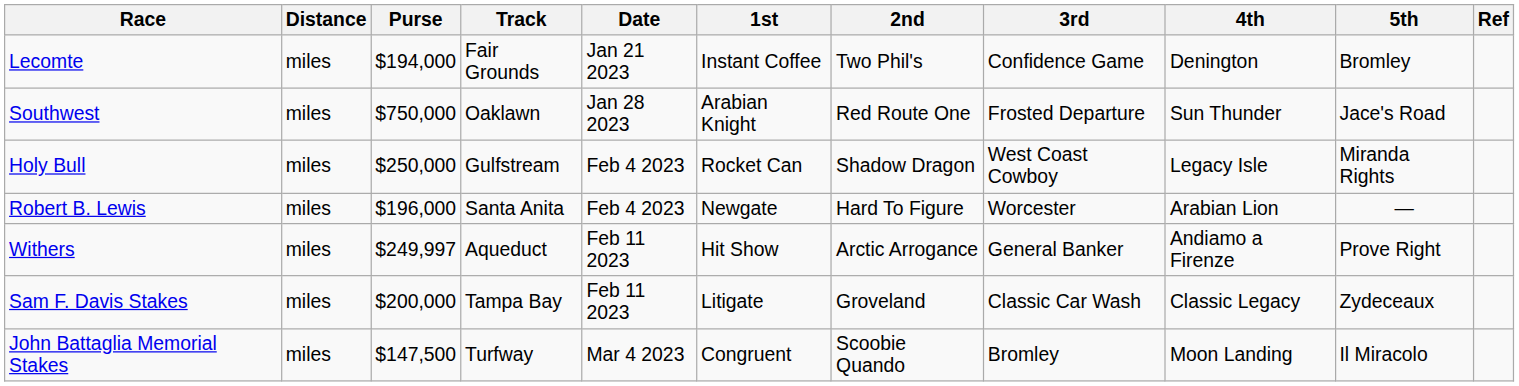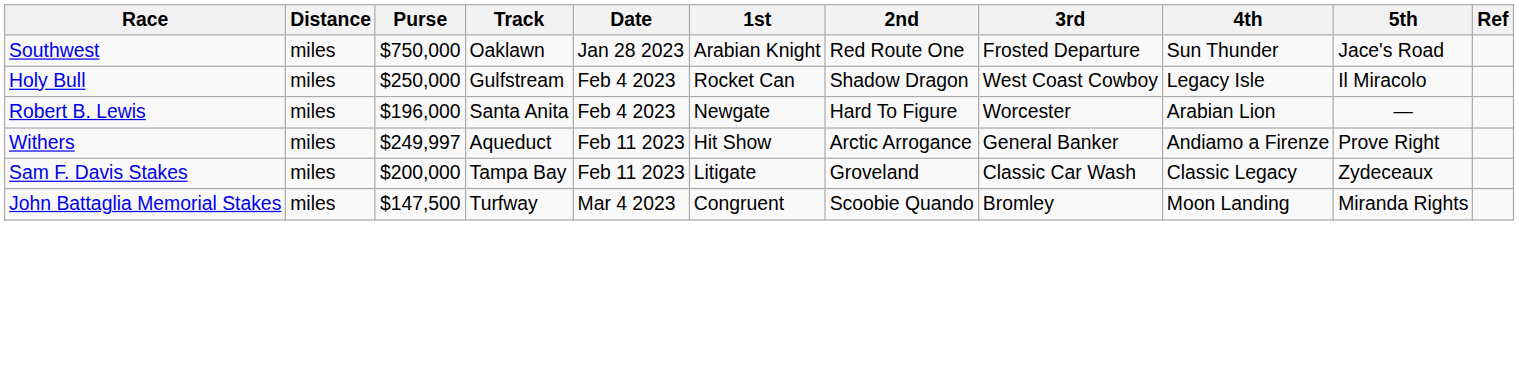- row: (46, 61)
(1374, 166) Miranda Rights -> (1382, 81) Il Miracolo
(1384, 354) Il Miracolo -> (1403, 204) Miranda Rights
